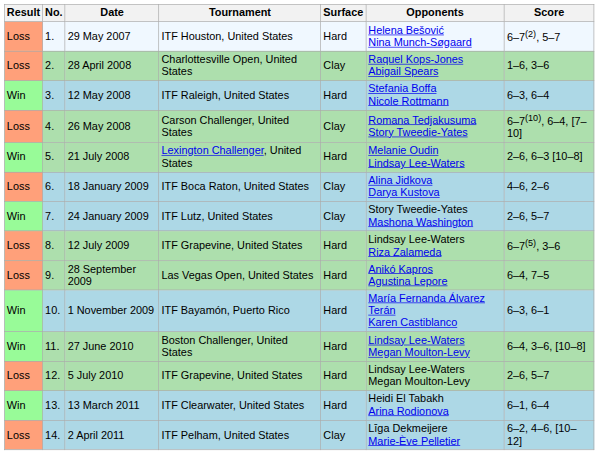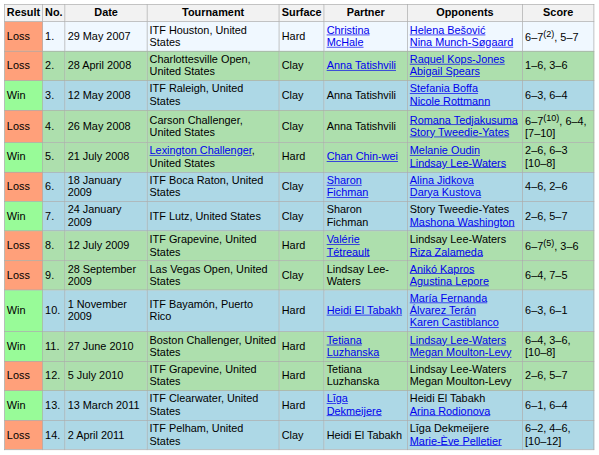+ column: (366, 13)
(335, 95) Hard -> (293, 95) Clay
(335, 275) Hard -> (293, 275) Clay
